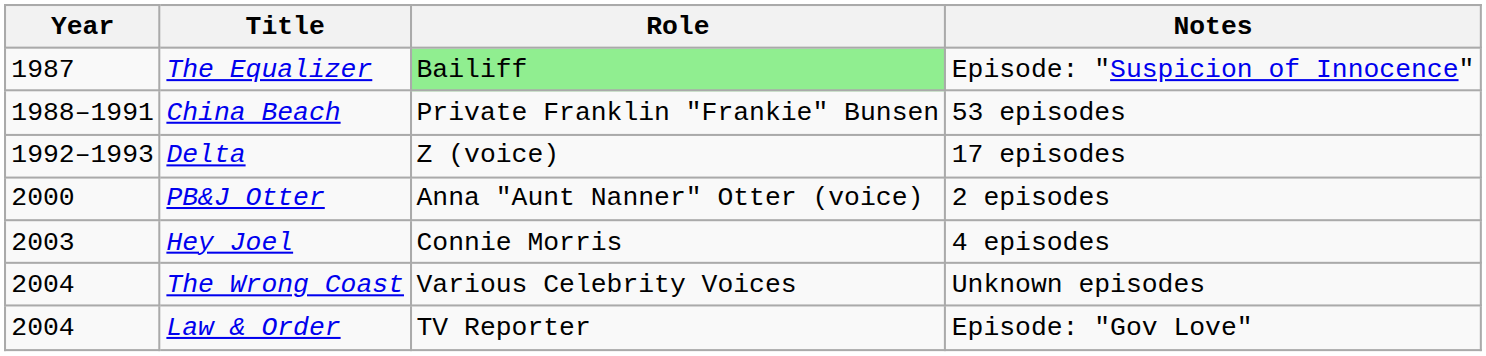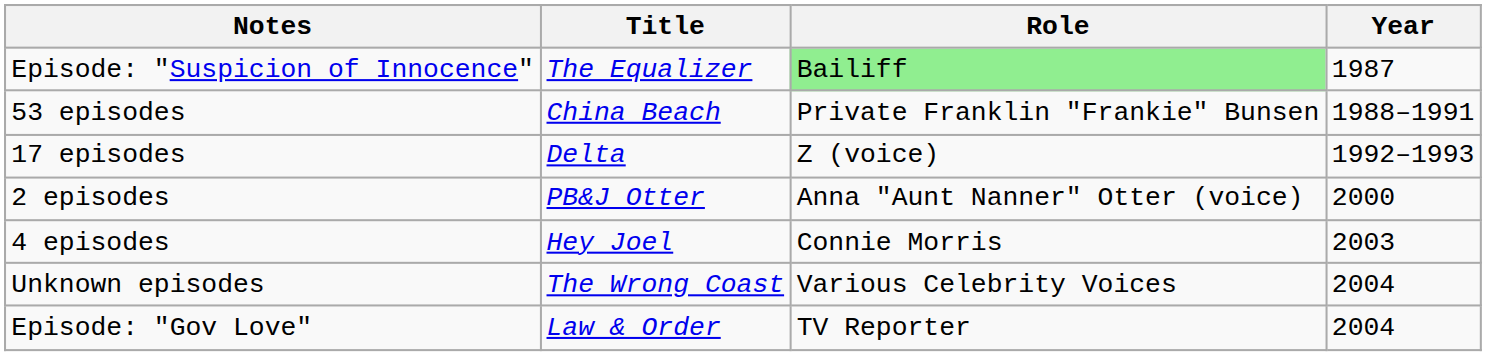columns swapped: (83, 27) <-> (1213, 27)
